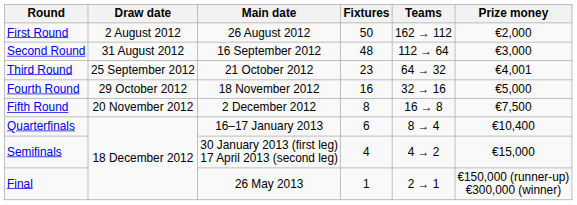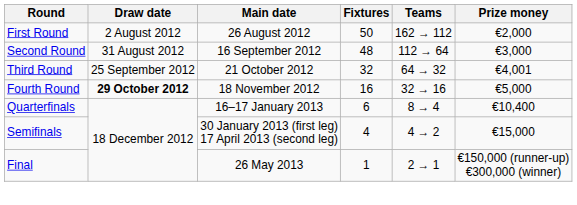(366, 70) 23 -> (366, 70) 32
(143, 88) normal -> (143, 88) bold
- row: (38, 107)
